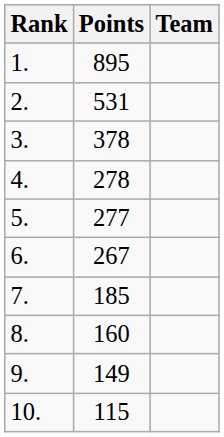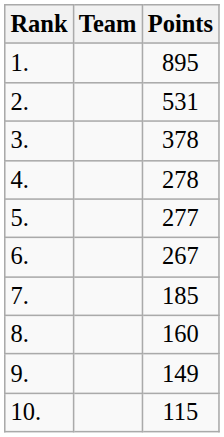columns swapped: (184, 23) <-> (111, 23)
